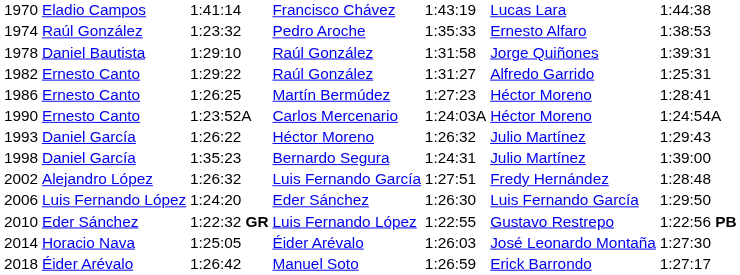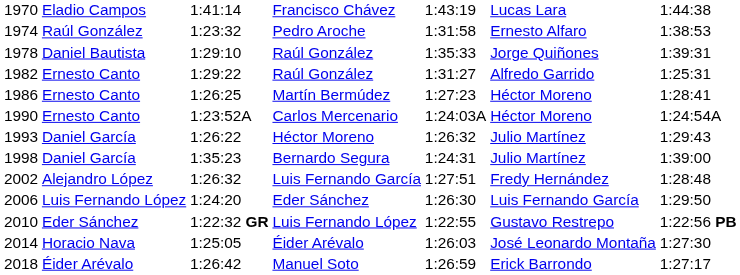(450, 31) 1:35:33 -> (450, 31) 1:31:58
(450, 52) 1:31:58 -> (450, 52) 1:35:33
